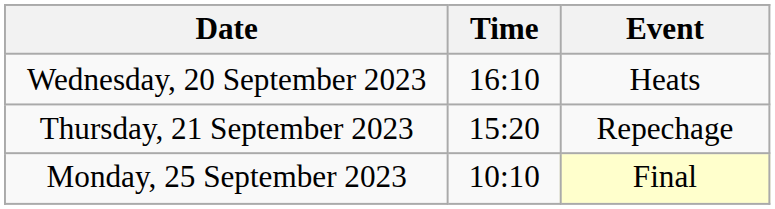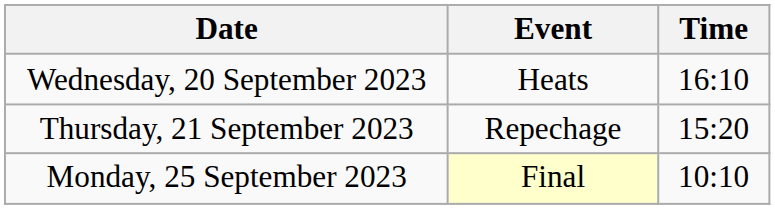columns swapped: (504, 29) <-> (665, 29)
